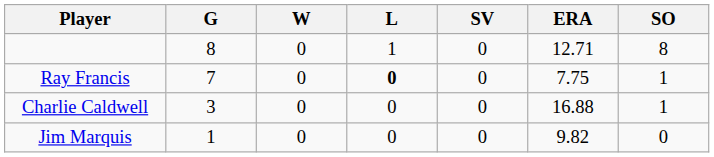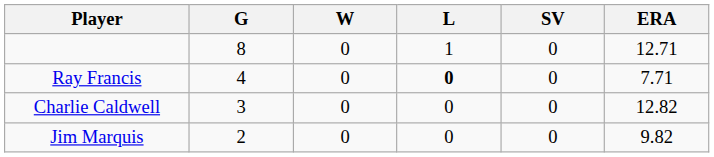- column: (663, 19)
(211, 78) 7 -> (241, 78) 4
(573, 78) 7.75 -> (657, 78) 7.71
(573, 107) 16.88 -> (657, 107) 12.82
(211, 136) 1 -> (241, 136) 2
